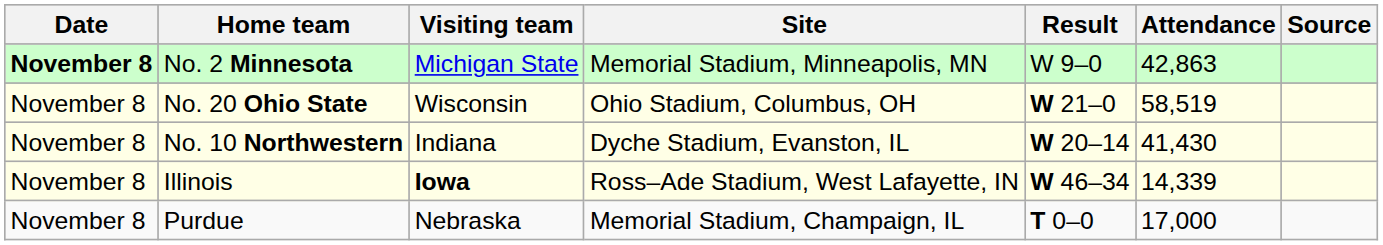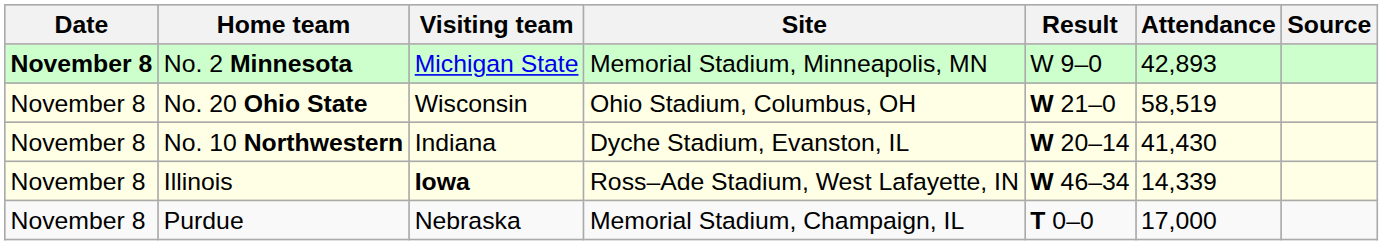(1179, 64) 42,863 -> (1179, 64) 42,893
